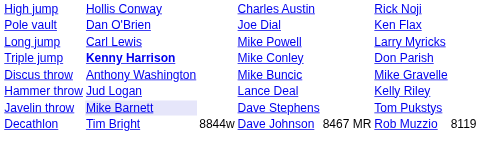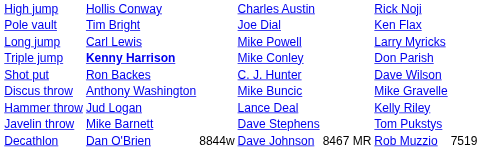(118, 25) Dan O'Brien -> (113, 25) Tim Bright
+ row: (27, 75)
(120, 108) lavender background -> (120, 124) no background
(113, 124) Tim Bright -> (118, 141) Dan O'Brien
(464, 124) 8119 -> (464, 141) 7519
